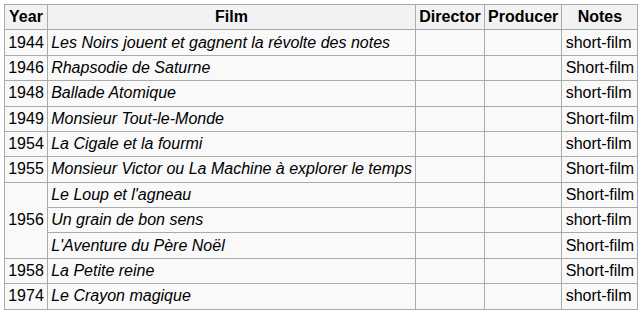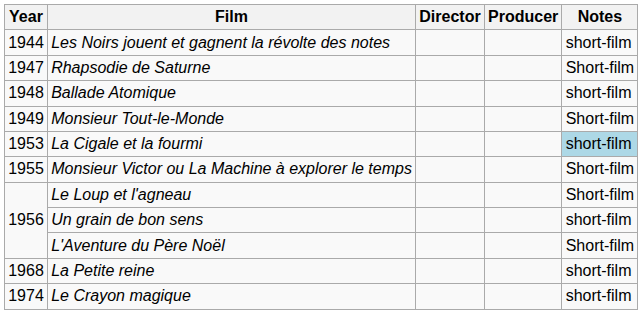(26, 67) 1946 -> (26, 67) 1947
(26, 144) 1954 -> (26, 144) 1953
(599, 144) no background -> (599, 144) lightblue background
(26, 270) 1958 -> (26, 270) 1968
(600, 270) Short-film -> (599, 270) short-film
